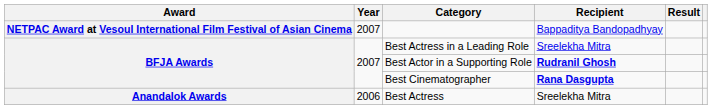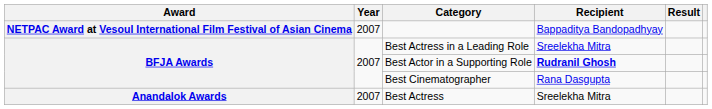(575, 79) bold -> (573, 79) normal
(368, 96) 2006 -> (368, 96) 2007
